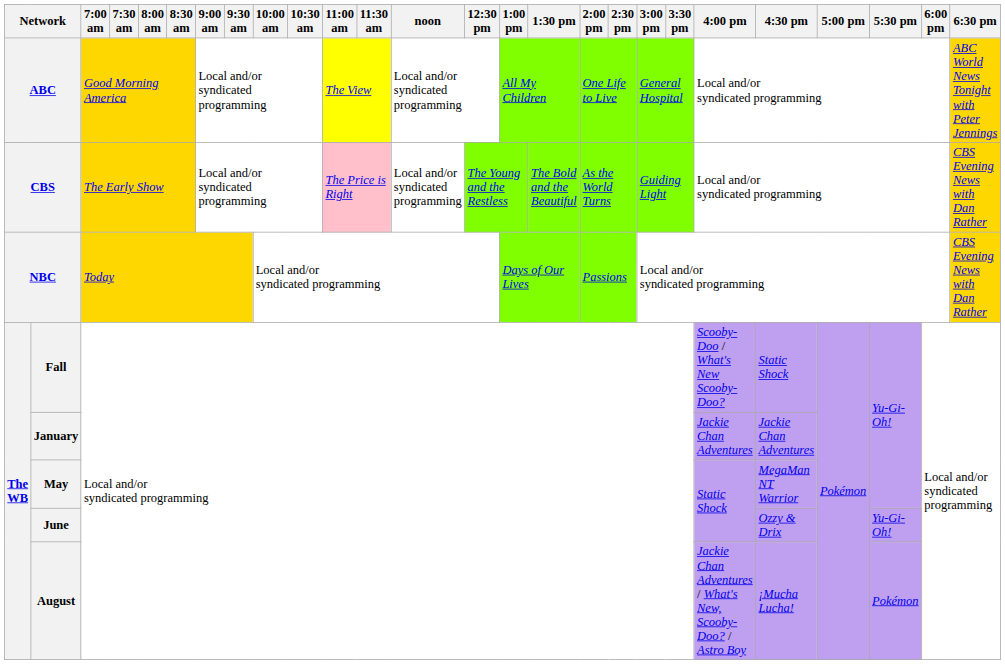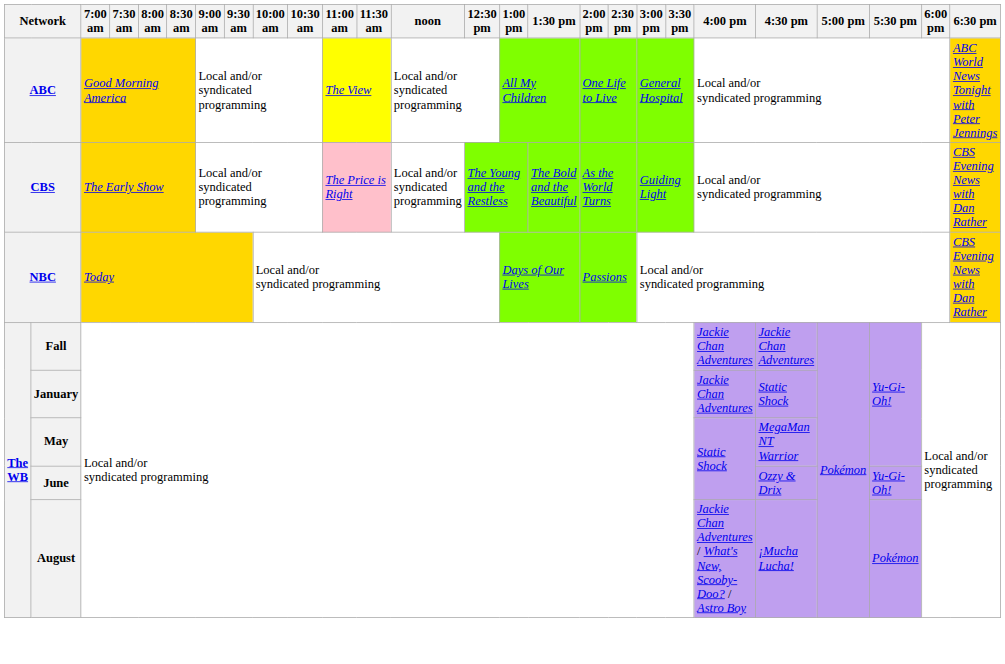(717, 367) Scooby-Doo / What's New Scooby-Doo? -> (725, 346) Jackie Chan Adventures
(773, 367) Static Shock -> (786, 346) Jackie Chan Adventures
(786, 436) Jackie Chan Adventures -> (773, 394) Static Shock
